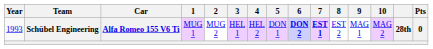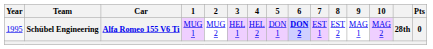(14, 29) 1993 -> (14, 29) 1995
(320, 29) bold -> (319, 29) normal
